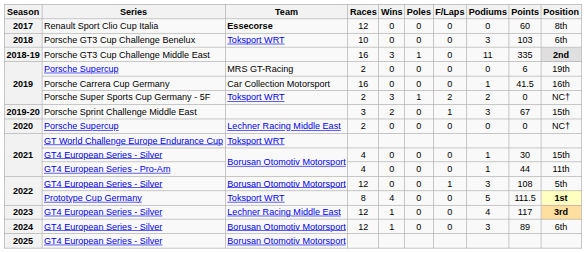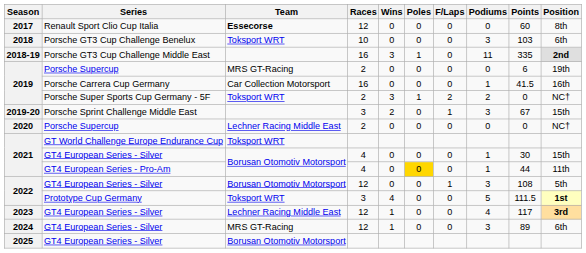(419, 170) no background -> (419, 170) gold background
(363, 198) 8 -> (363, 198) 3
(287, 227) Borusan Otomotiv Motorsport -> (260, 227) MRS GT-Racing
